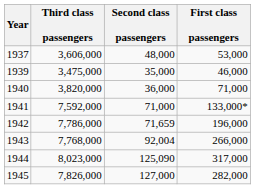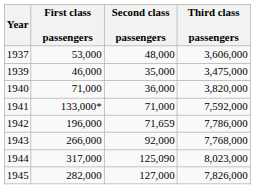columns swapped: (214, 25) <-> (68, 25)
(160, 141) 92,004 -> (160, 141) 92,000
